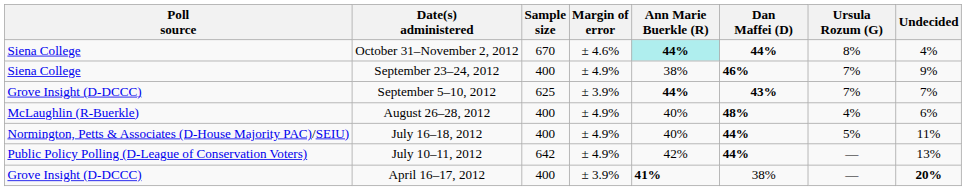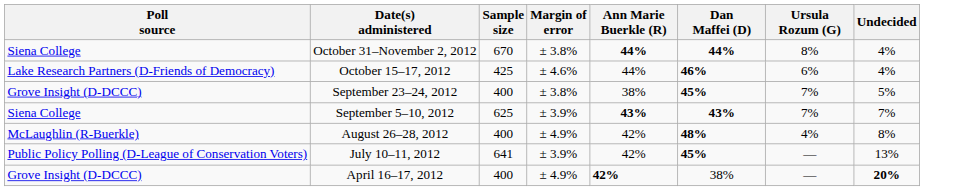(600, 50) ± 4.6% -> (558, 50) ± 3.8%
(676, 50) paleturquoise background -> (634, 50) no background
+ row: (395, 71)
(44, 71) Siena College -> (74, 92) Grove Insight (D-DCCC)
(600, 71) ± 4.9% -> (558, 92) ± 3.8%
(736, 71) 46% -> (694, 92) 45%
(929, 71) 9% -> (887, 92) 5%
(74, 92) Grove Insight (D-DCCC) -> (44, 112) Siena College
(676, 92) 44% -> (634, 112) 43%
(676, 112) 40% -> (634, 133) 42%
(929, 112) 6% -> (887, 133) 8%
- row: (437, 133)
(545, 154) 642 -> (503, 154) 641
(600, 154) ± 4.9% -> (558, 154) ± 3.9%
(736, 154) 44% -> (694, 154) 45%
(600, 175) ± 3.9% -> (558, 175) ± 4.9%
(648, 175) 41% -> (606, 175) 42%
